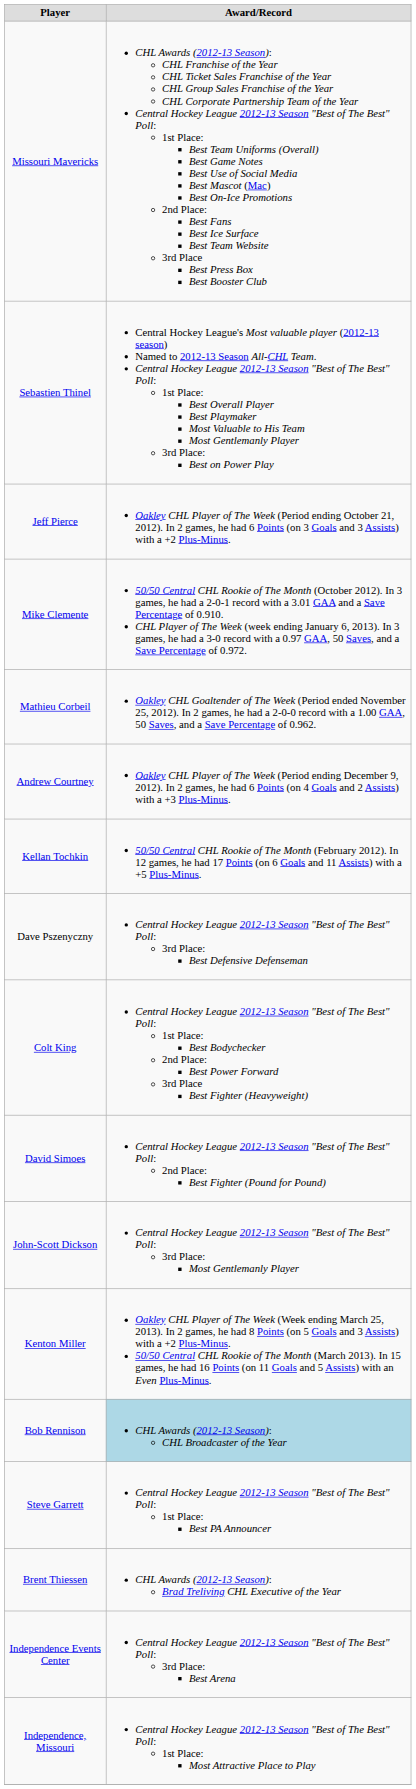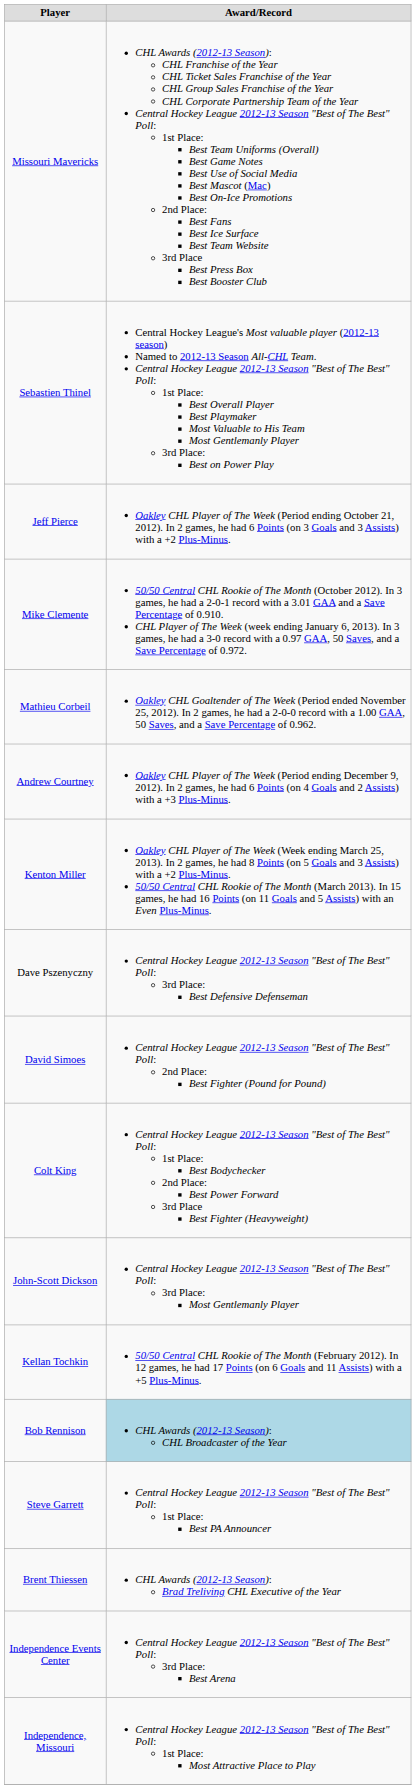rows swapped: (55, 856) <-> (55, 1343)
rows swapped: (55, 1047) <-> (55, 1158)
